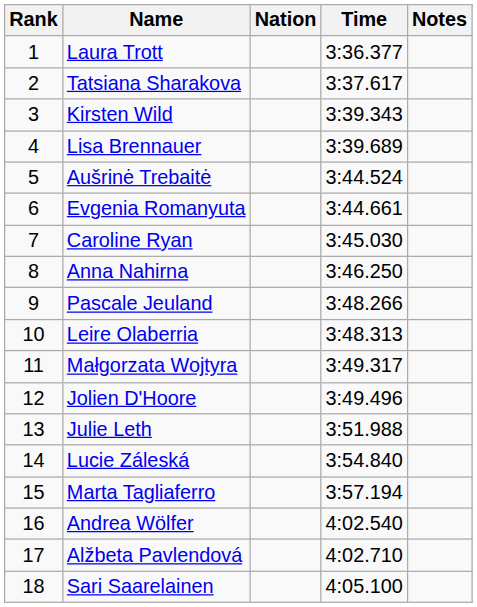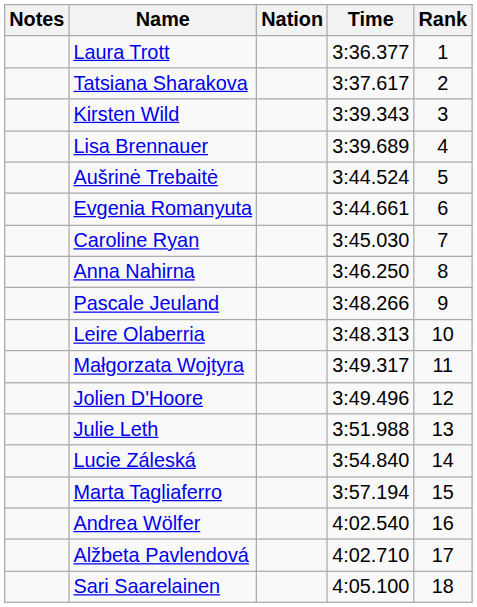columns swapped: (33, 20) <-> (439, 20)
